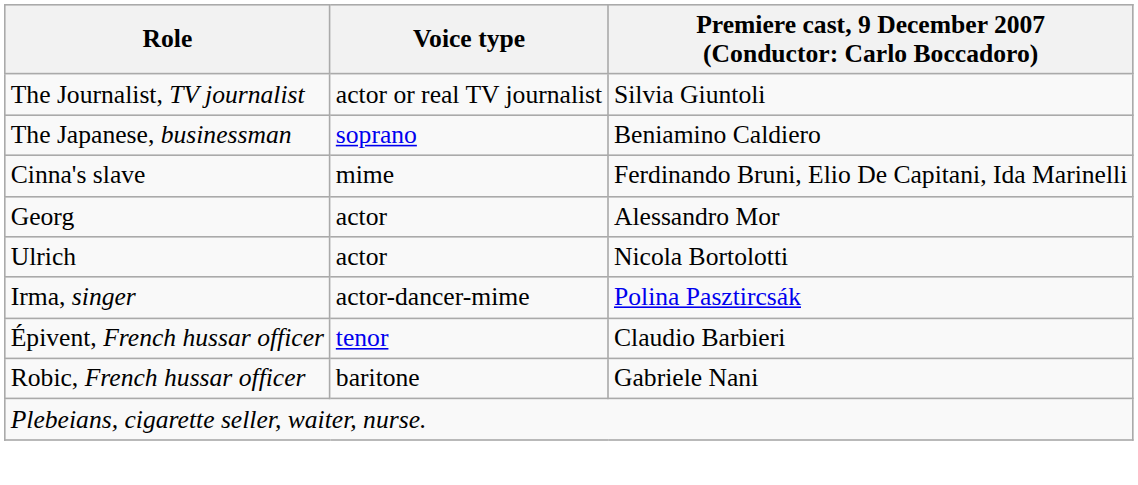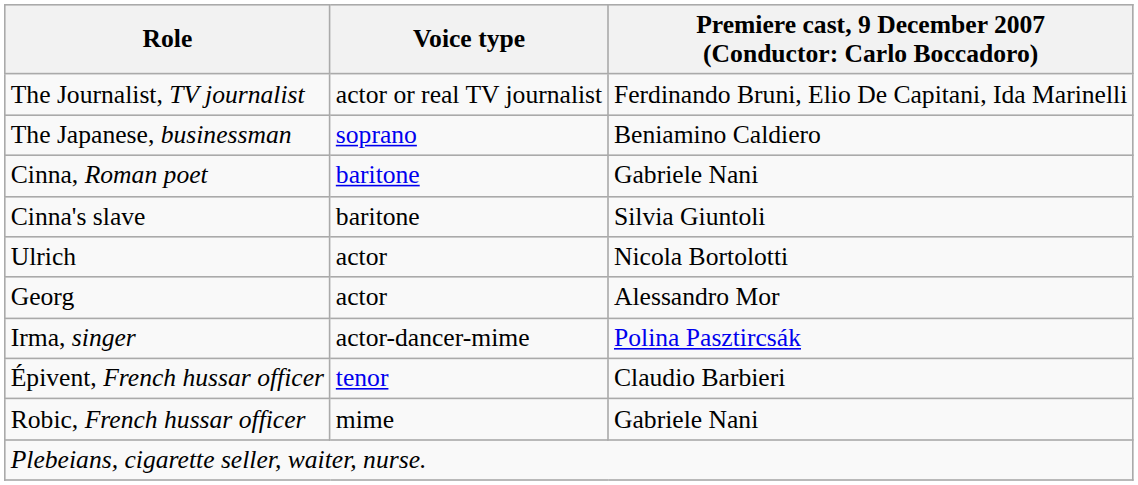(690, 94) Silvia Giuntoli -> (871, 94) Ferdinando Bruni, Elio De Capitani, Ida Marinelli
+ row: (109, 175)
(365, 175) mime -> (378, 216) baritone
(871, 175) Ferdinando Bruni, Elio De Capitani, Ida Marinelli -> (690, 216) Silvia Giuntoli
rows swapped: (42, 216) <-> (43, 256)
(378, 378) baritone -> (365, 418) mime
